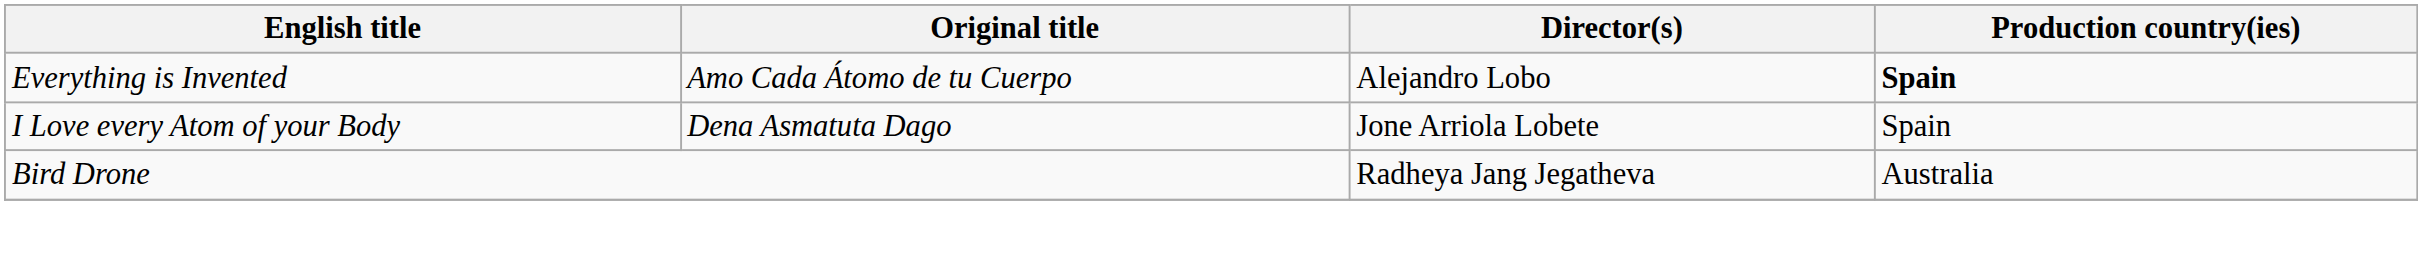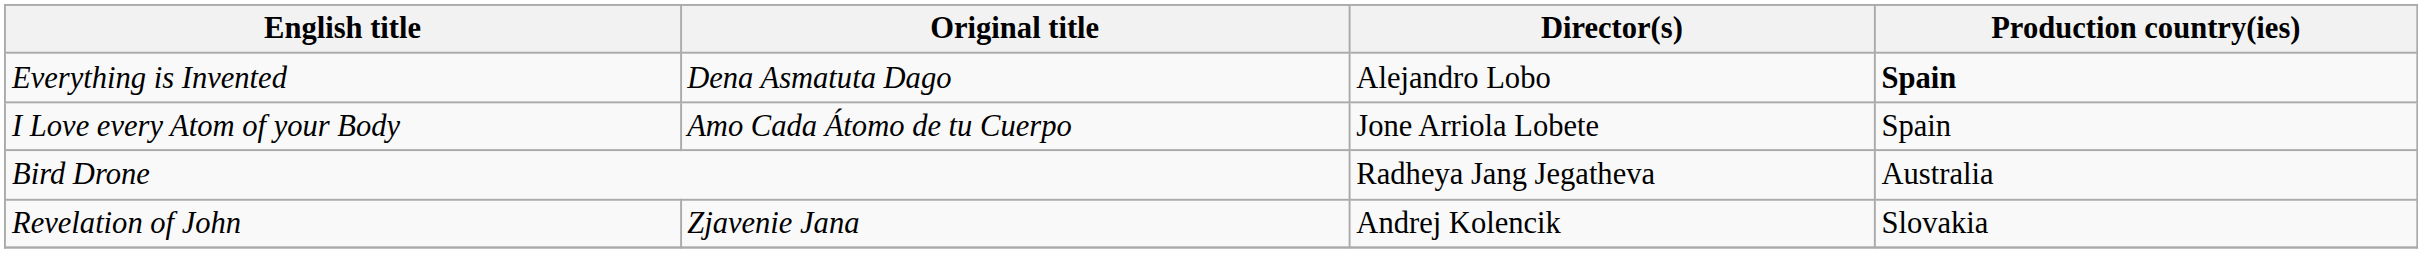(879, 77) Amo Cada Átomo de tu Cuerpo -> (819, 77) Dena Asmatuta Dago
(819, 125) Dena Asmatuta Dago -> (879, 125) Amo Cada Átomo de tu Cuerpo
+ row: (127, 222)
